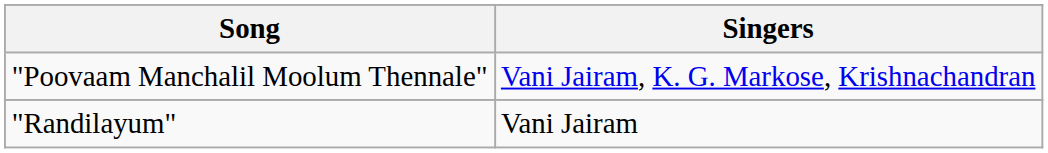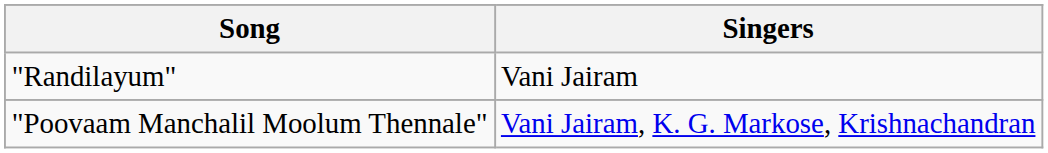rows swapped: (250, 76) <-> (94, 123)
